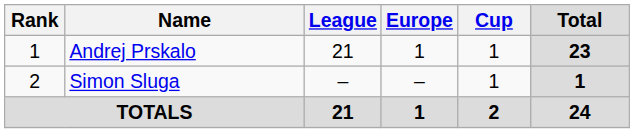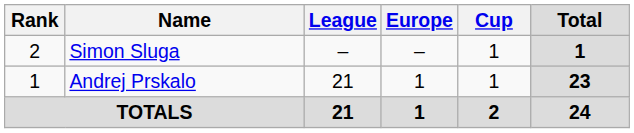rows swapped: (133, 51) <-> (125, 82)
